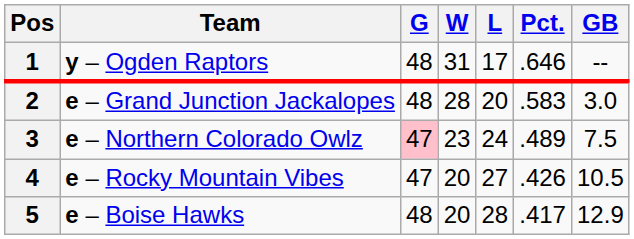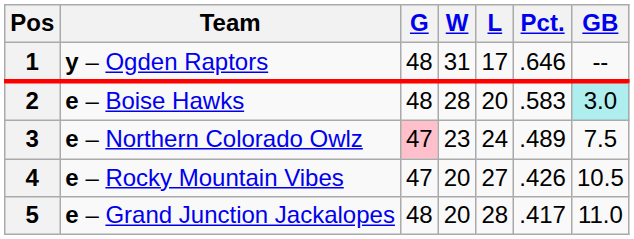(230, 101) e – Grand Junction Jackalopes -> (155, 101) e – Boise Hawks
(600, 101) no background -> (600, 101) paleturquoise background
(155, 215) e – Boise Hawks -> (230, 215) e – Grand Junction Jackalopes
(600, 215) 12.9 -> (600, 215) 11.0
